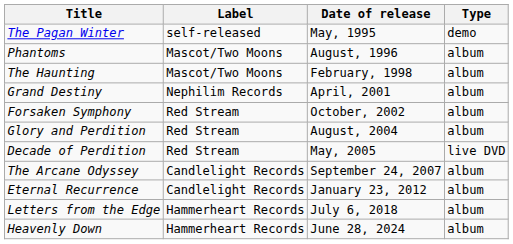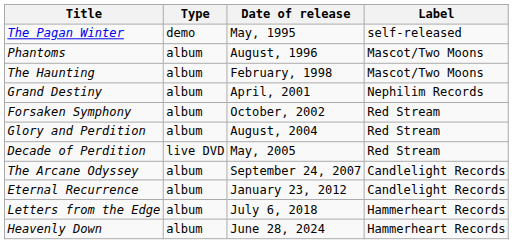columns swapped: (476, 15) <-> (235, 15)
